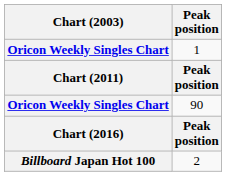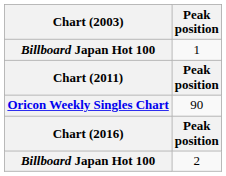(88, 49) Oricon Weekly Singles Chart -> (88, 49) Billboard Japan Hot 100
